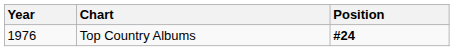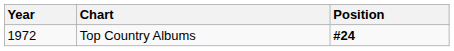(22, 35) 1976 -> (22, 35) 1972
